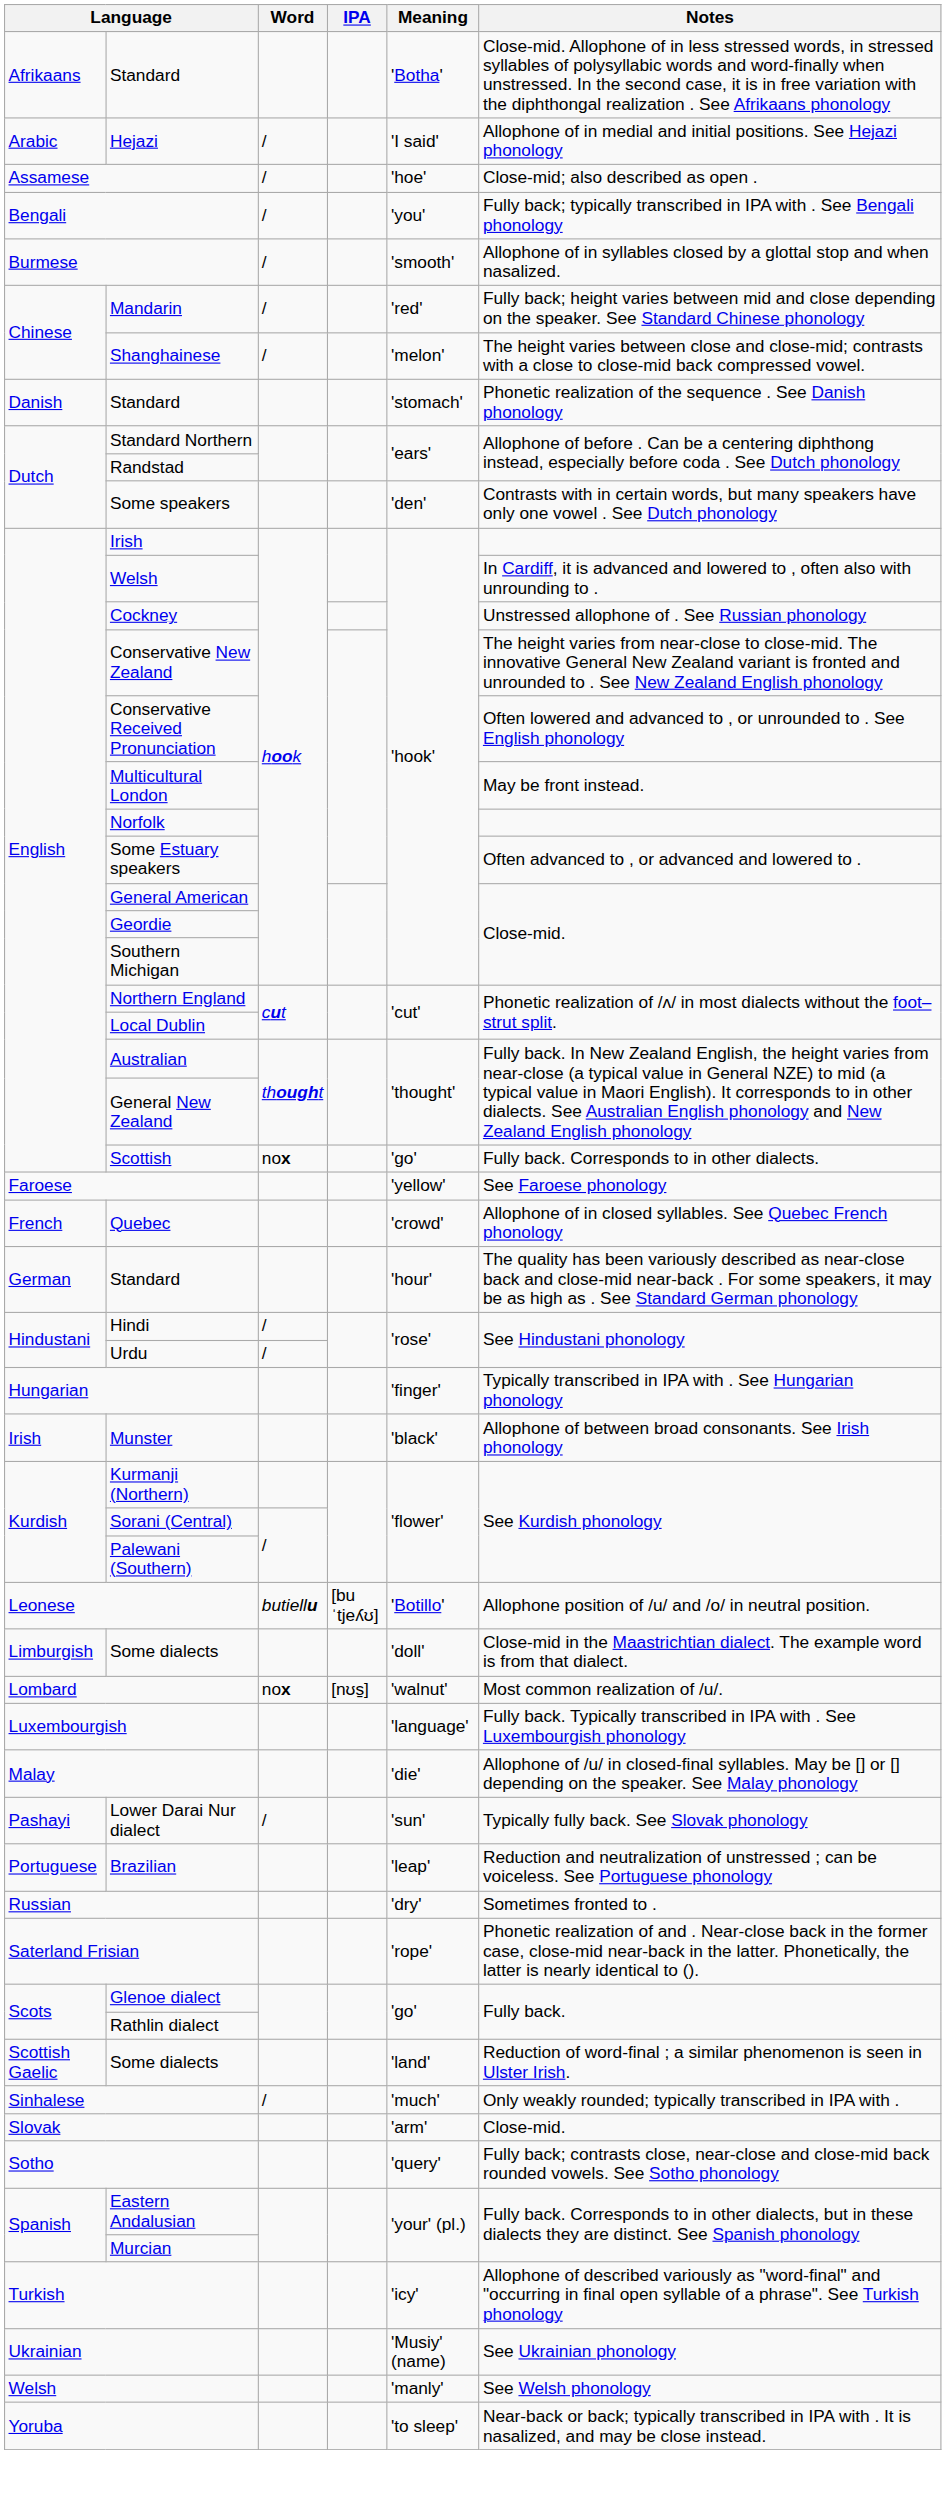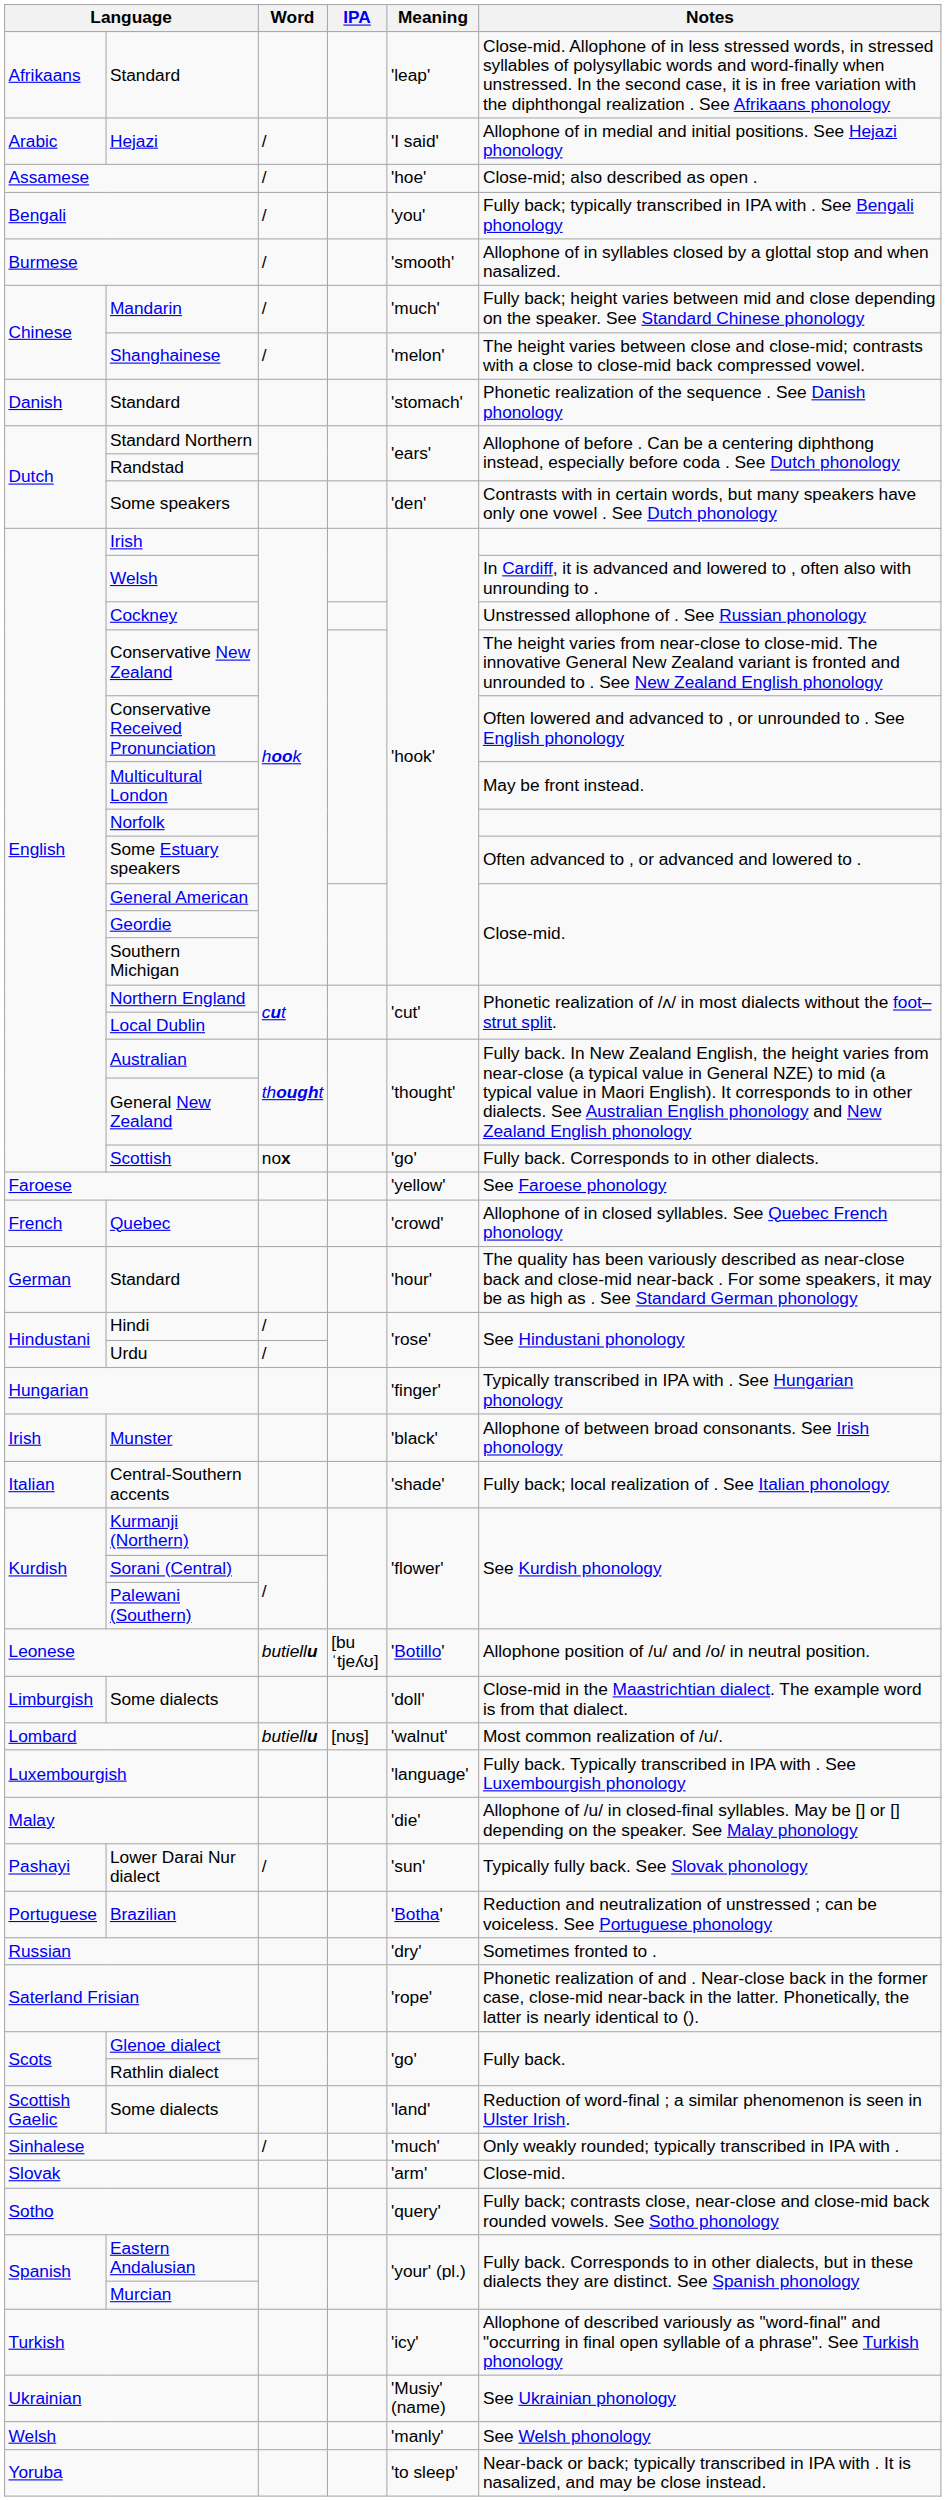(417, 74) 'Botha' -> (411, 74) 'leap'
(407, 308) 'red' -> (415, 308) 'much'
+ row: (32, 1484)
(276, 1689) nox -> (290, 1736) butiellu
(411, 1867) 'leap' -> (417, 1914) 'Botha'
